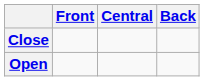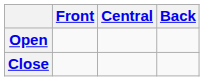rows swapped: (28, 40) <-> (28, 64)
